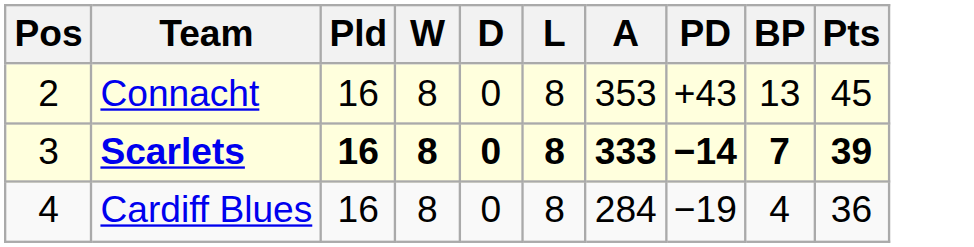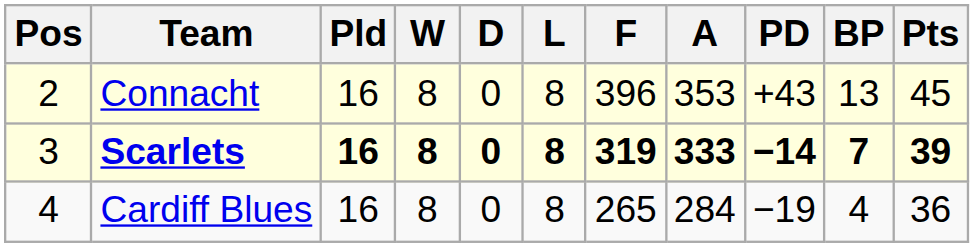+ column: (626, 33)
